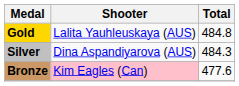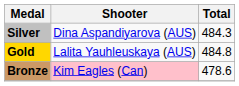rows swapped: (21, 33) <-> (23, 52)
(217, 71) 477.6 -> (217, 71) 478.6
